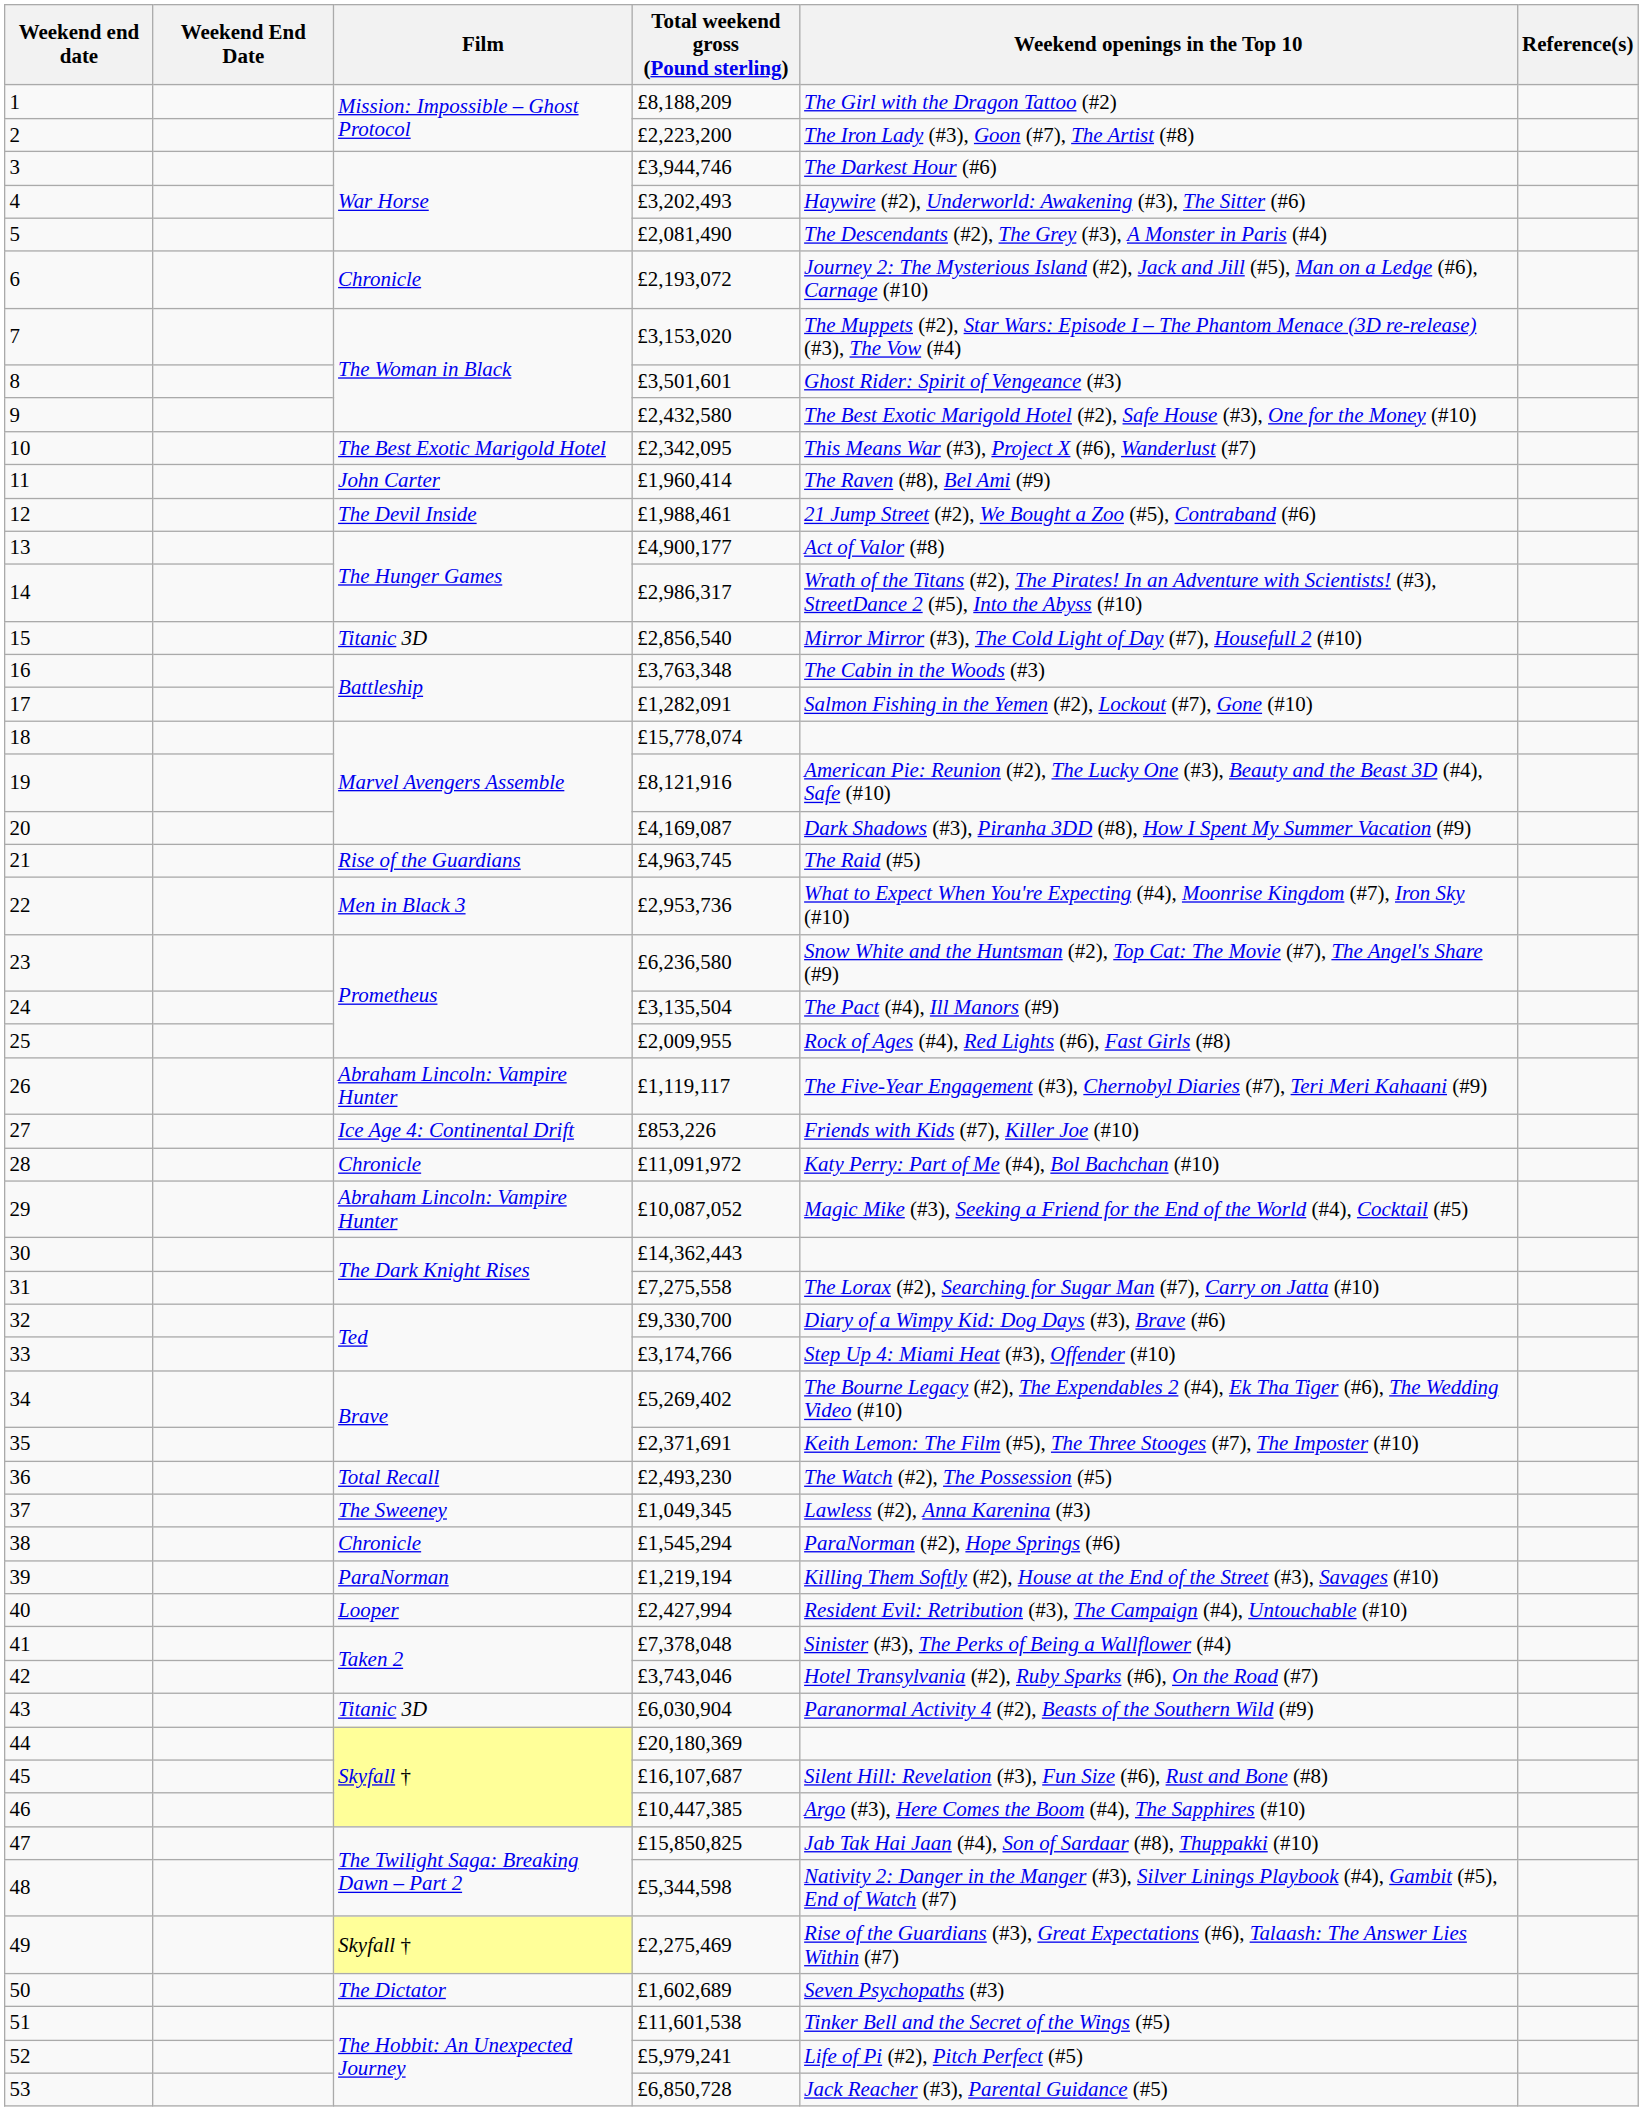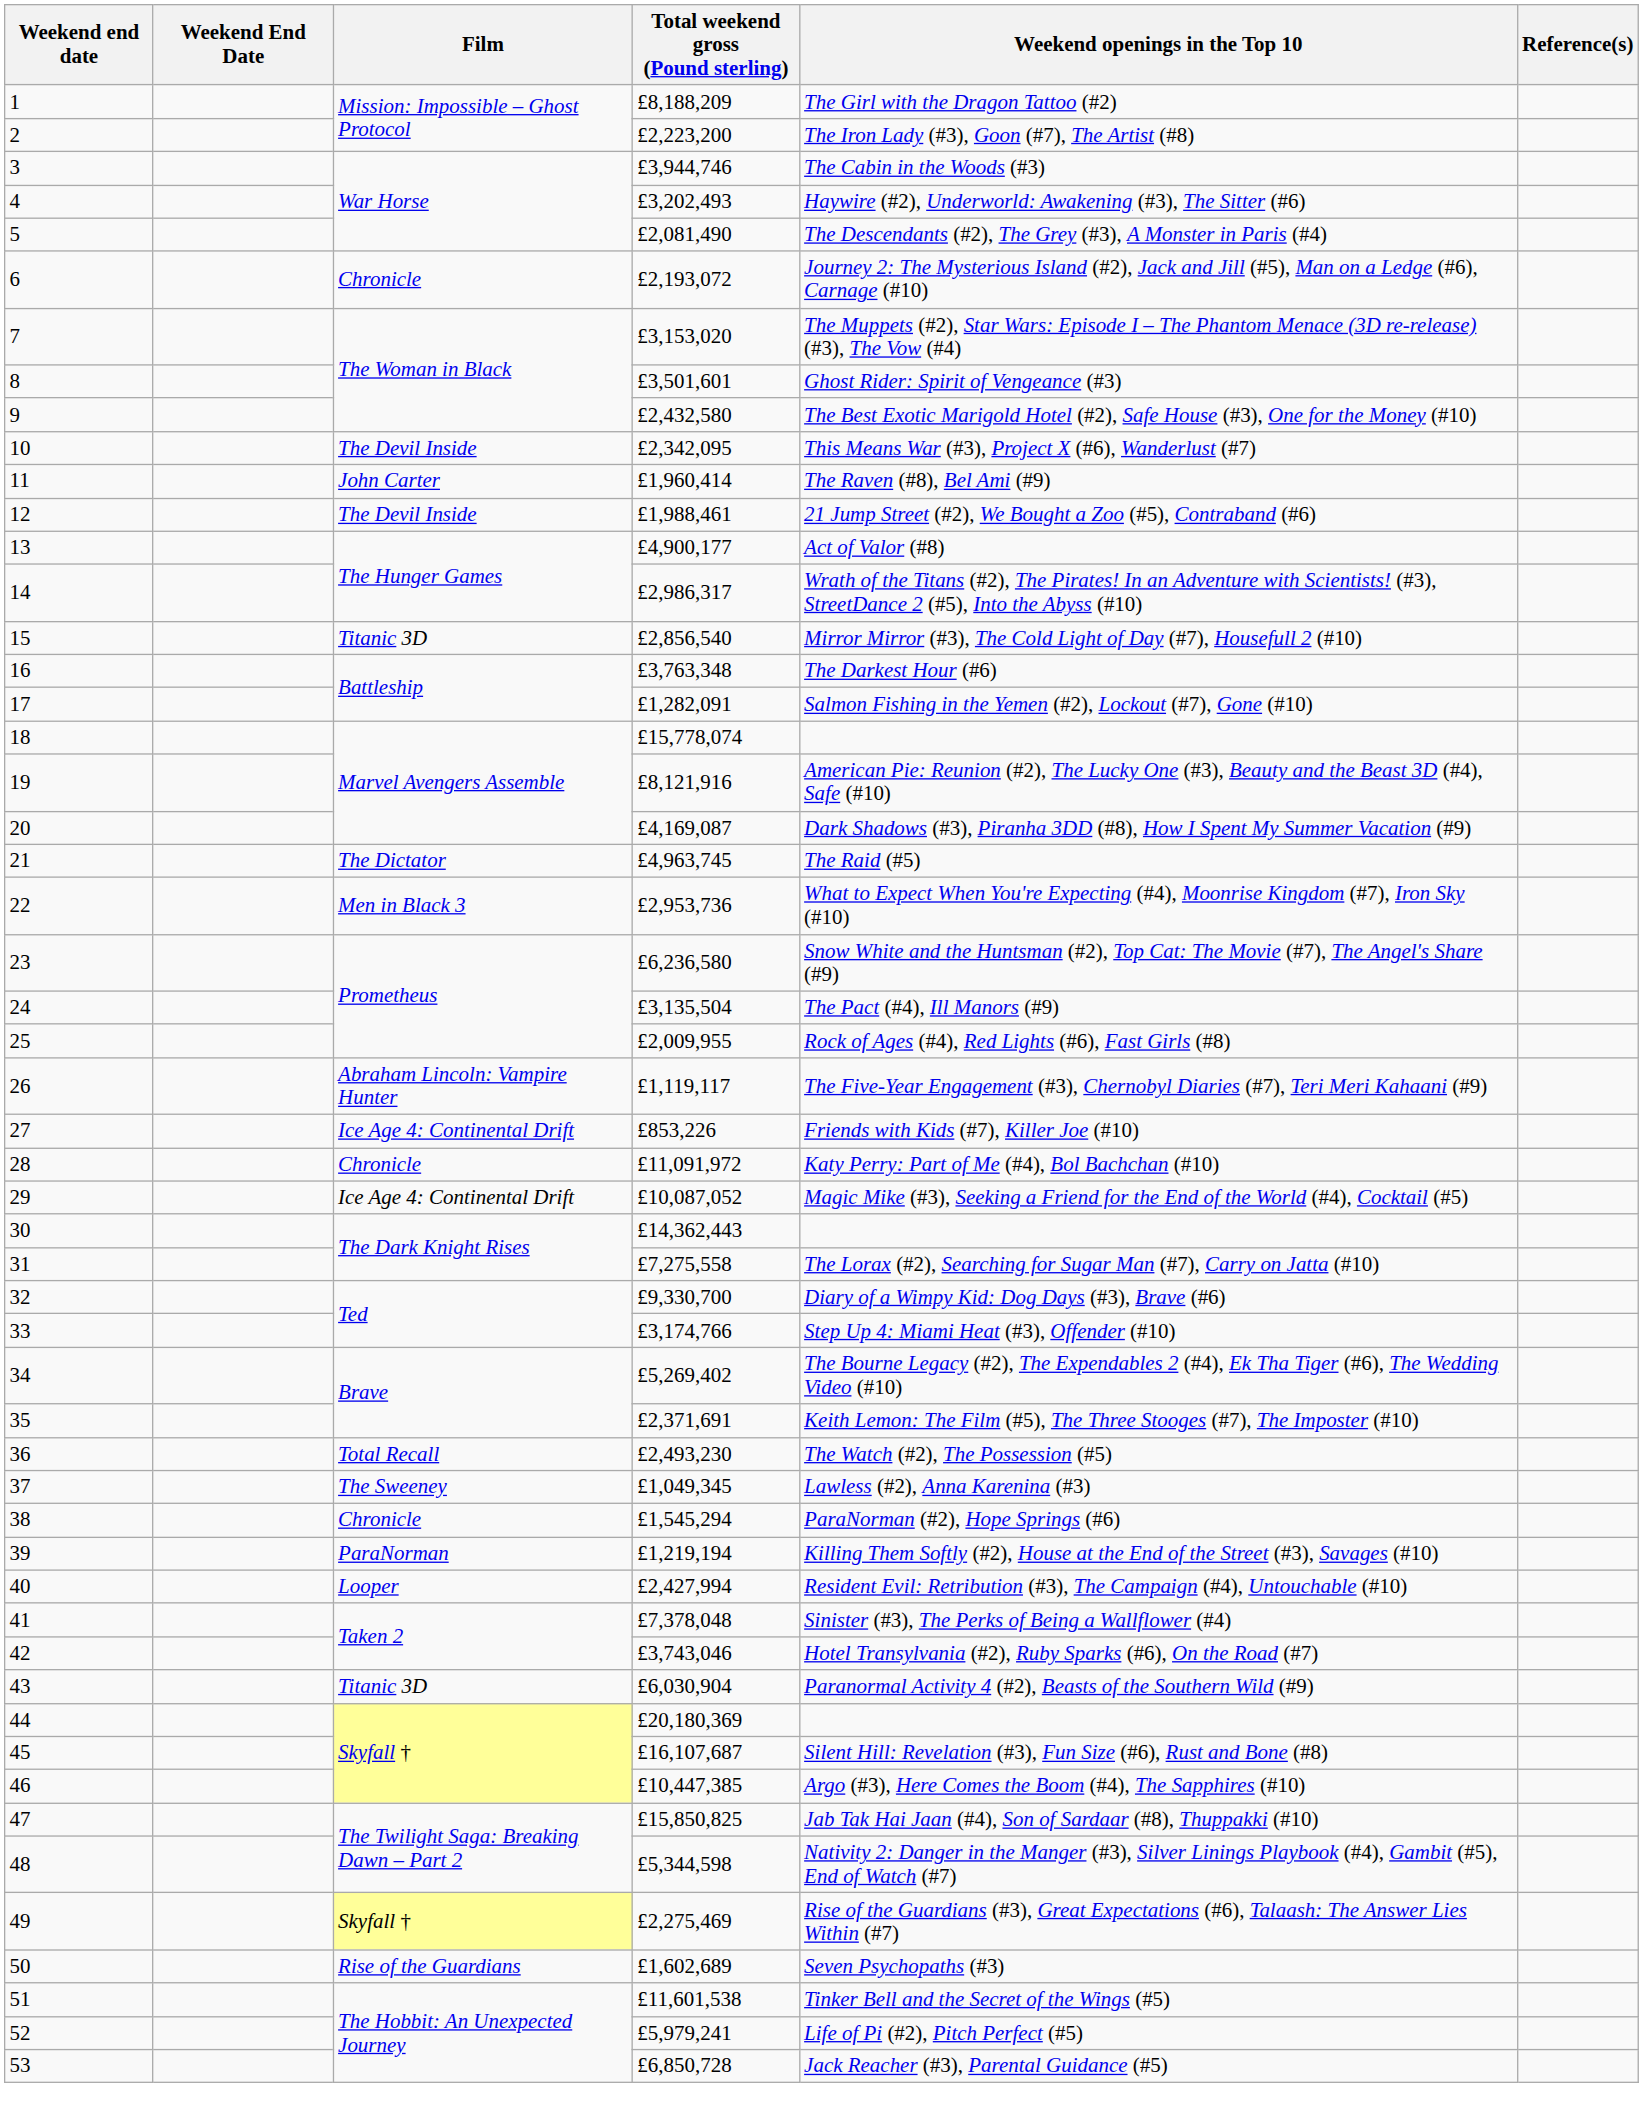(900, 168) The Darkest Hour (#6) -> (925, 168) The Cabin in the Woods (#3)
(472, 447) The Best Exotic Marigold Hotel -> (407, 447) The Devil Inside
(925, 670) The Cabin in the Woods (#3) -> (900, 670) The Darkest Hour (#6)
(429, 860) Rise of the Guardians -> (392, 860) The Dictator
(452, 1209) Abraham Lincoln: Vampire Hunter -> (456, 1197) Ice Age 4: Continental Drift
(392, 1989) The Dictator -> (429, 1966) Rise of the Guardians
